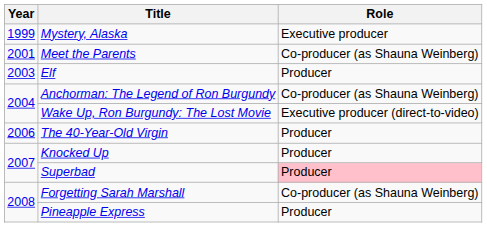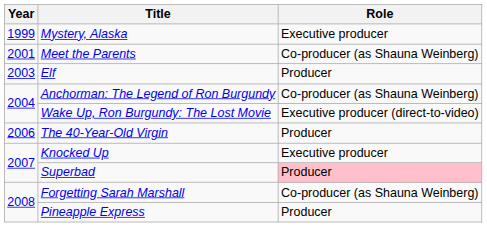(306, 152) Producer -> (334, 152) Executive producer
